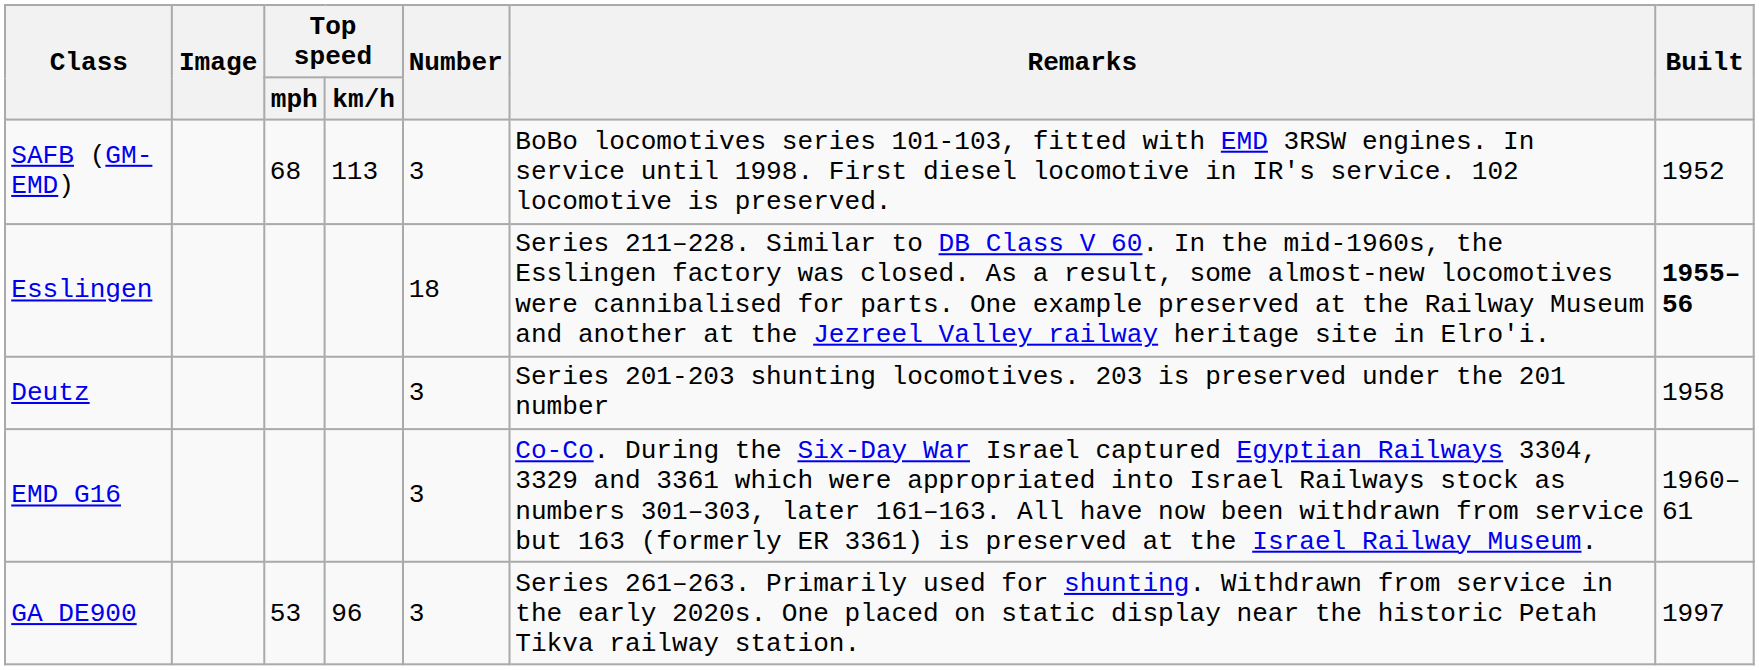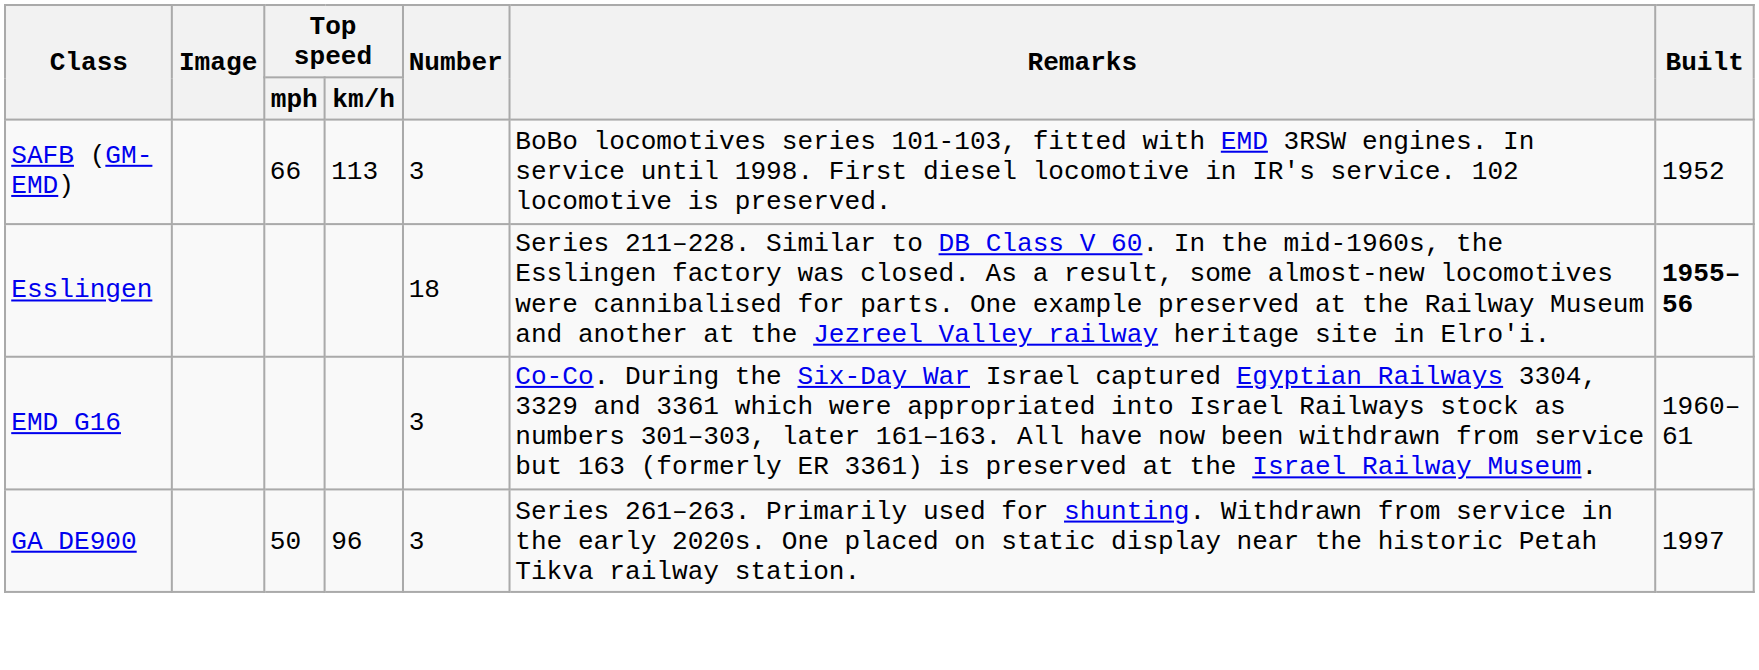(285, 172) 68 -> (285, 172) 66
- row: (50, 393)
(285, 613) 53 -> (285, 541) 50
